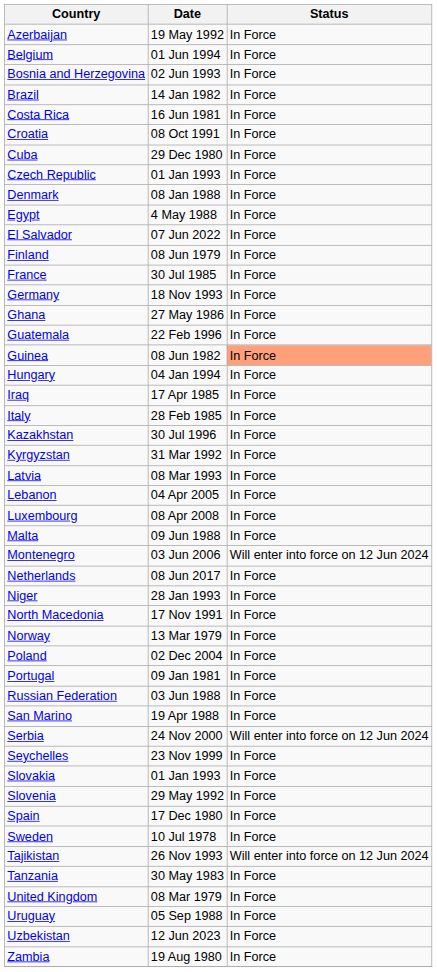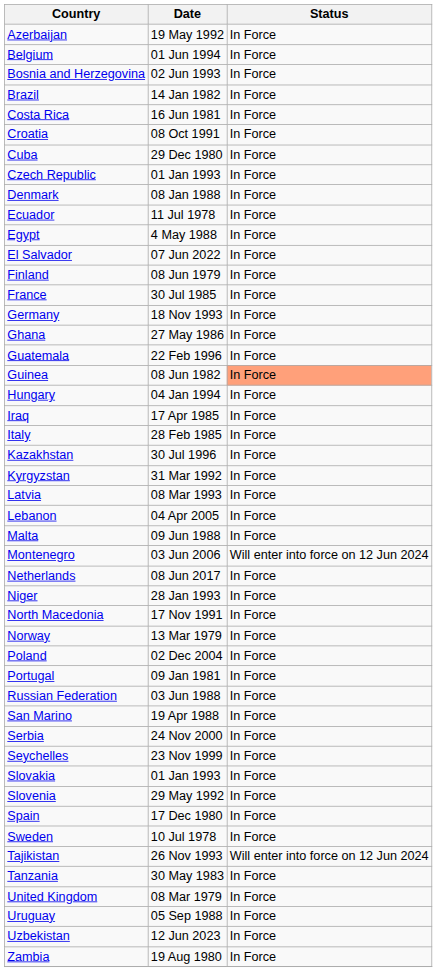+ row: (31, 214)
- row: (42, 515)
(329, 736) Will enter into force on 12 Jun 2024 -> (253, 736) In Force
